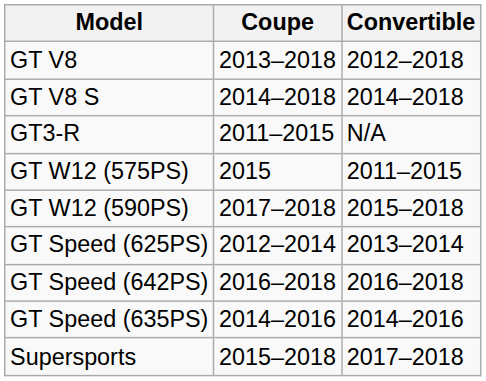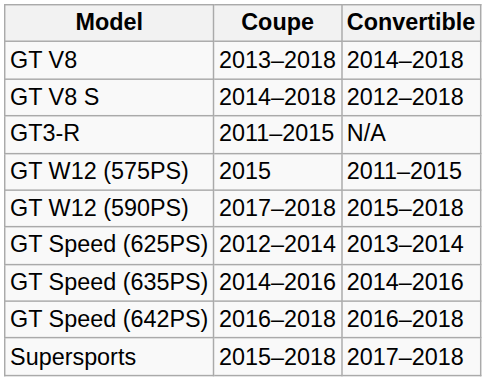(405, 60) 2012–2018 -> (405, 60) 2014–2018
(405, 97) 2014–2018 -> (405, 97) 2012–2018
rows swapped: (109, 319) <-> (109, 282)
